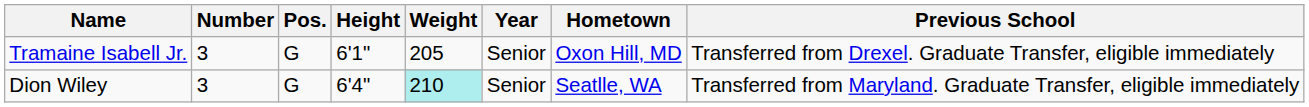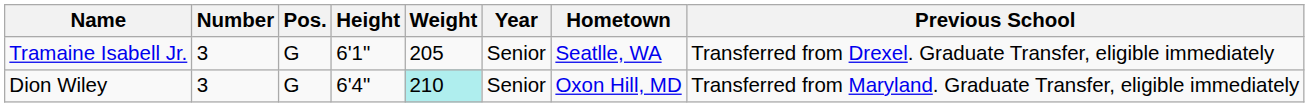(619, 53) Oxon Hill, MD -> (608, 53) Seatlle, WA
(608, 85) Seatlle, WA -> (619, 85) Oxon Hill, MD
